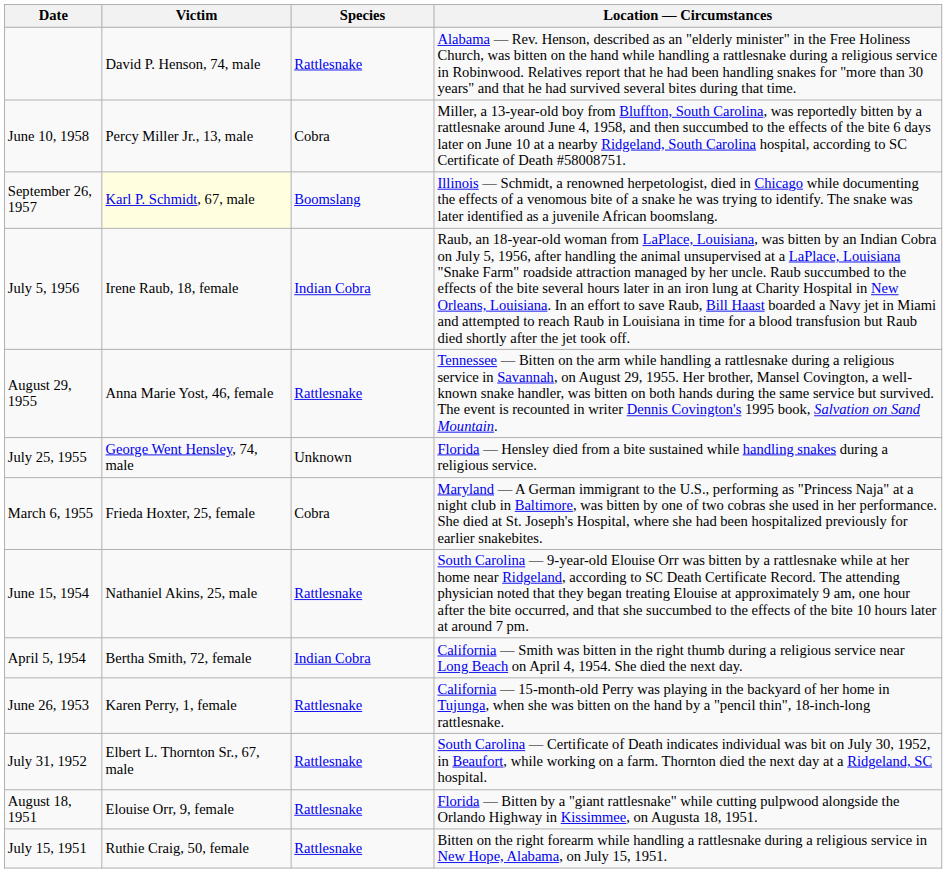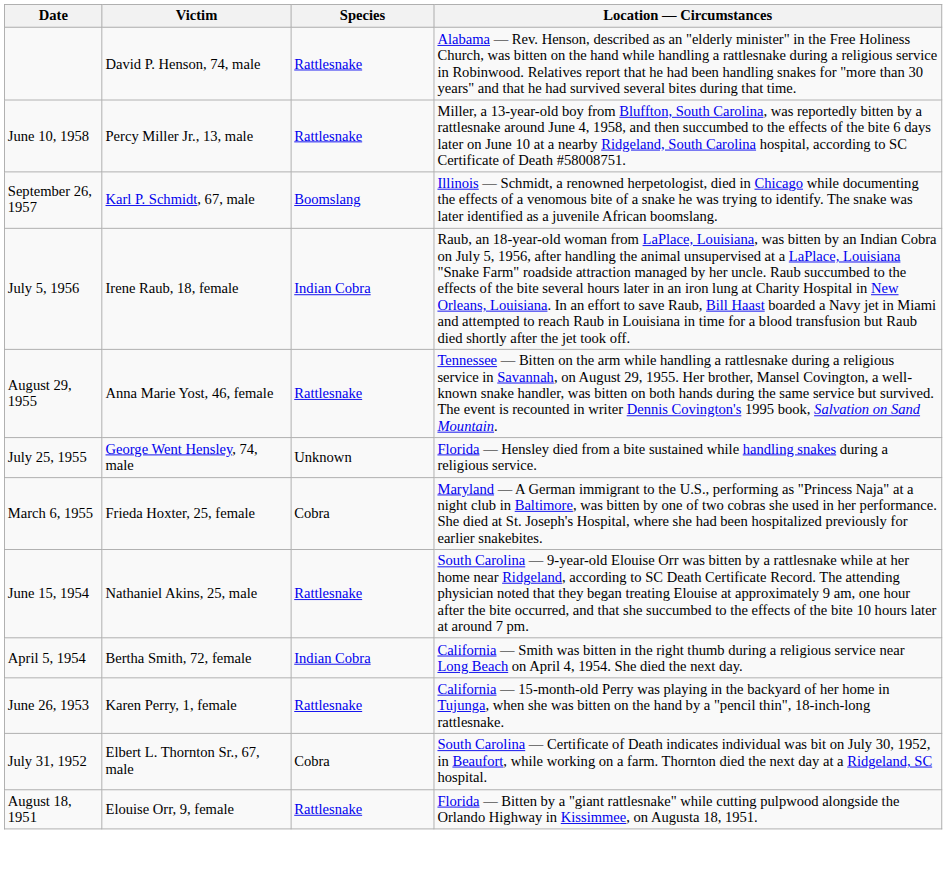(312, 135) Cobra -> (328, 135) Rattlesnake
(180, 199) lightyellow background -> (180, 199) no background
(328, 761) Rattlesnake -> (312, 761) Cobra
- row: (47, 848)
